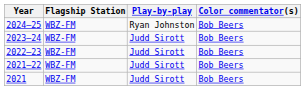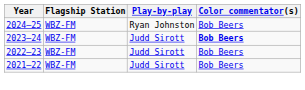(221, 38) normal -> (221, 38) bold
- row: (16, 79)
